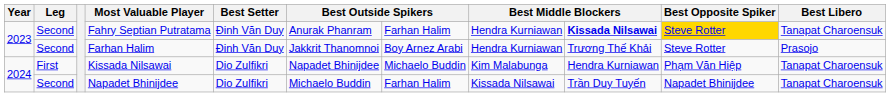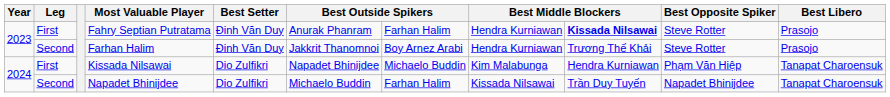(55, 30) Second -> (47, 30) First
(695, 30) gold background -> (695, 30) no background
(832, 30) Tanapat Charoensuk -> (799, 30) Prasojo
